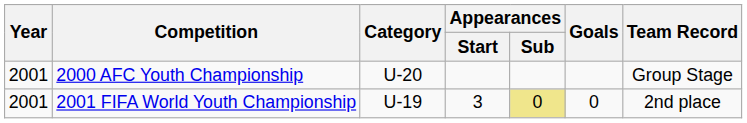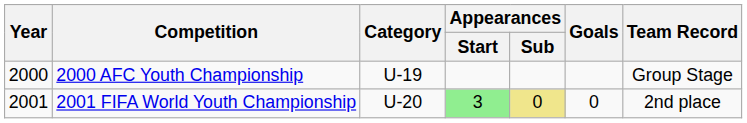(28, 74) 2001 -> (28, 74) 2000
(403, 74) U-20 -> (403, 74) U-19
(403, 103) U-19 -> (403, 103) U-20
(478, 103) no background -> (478, 103) lightgreen background
